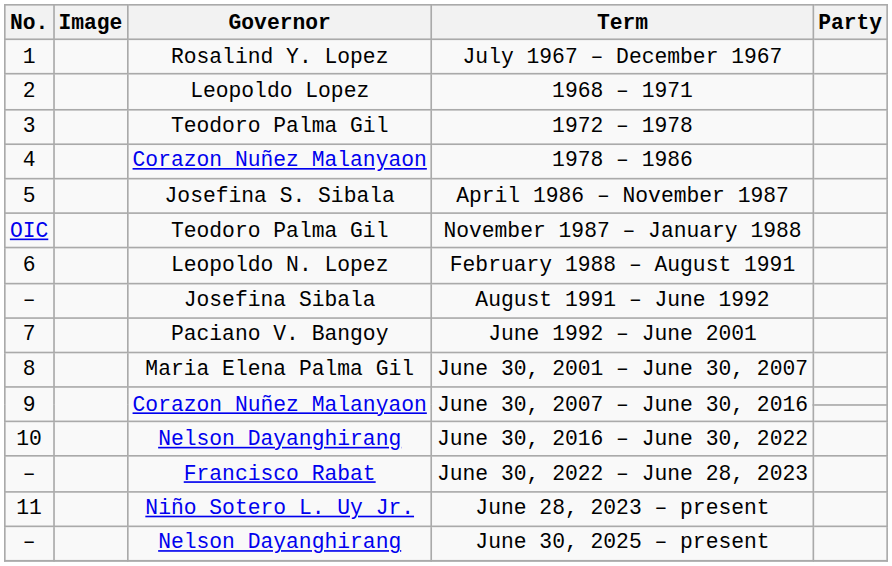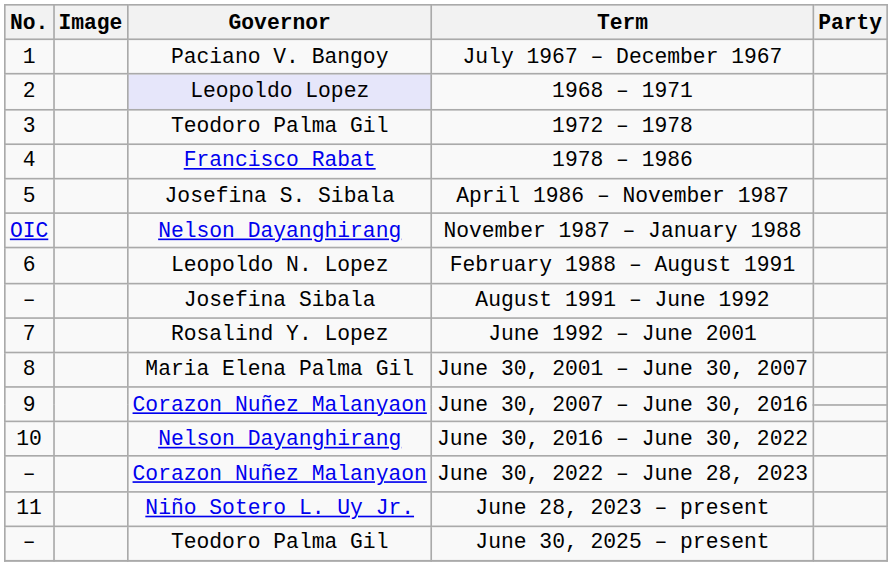(280, 57) Rosalind Y. Lopez -> (280, 57) Paciano V. Bangoy
(280, 92) no background -> (280, 92) lavender background
(280, 161) Corazon Nuñez Malanyaon -> (280, 161) Francisco Rabat
(280, 231) Teodoro Palma Gil -> (280, 231) Nelson Dayanghirang
(280, 335) Paciano V. Bangoy -> (280, 335) Rosalind Y. Lopez
(280, 474) Francisco Rabat -> (280, 474) Corazon Nuñez Malanyaon
(280, 543) Nelson Dayanghirang -> (280, 543) Teodoro Palma Gil
